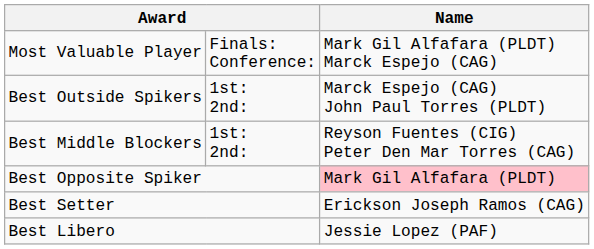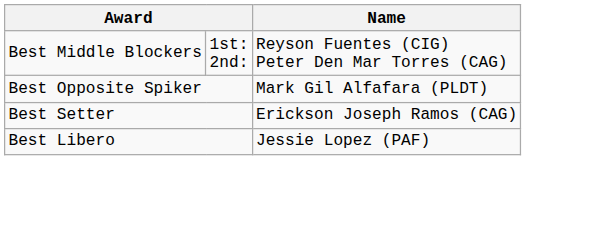- row: (105, 53)
- row: (105, 98)
(440, 179) pink background -> (372, 89) no background
